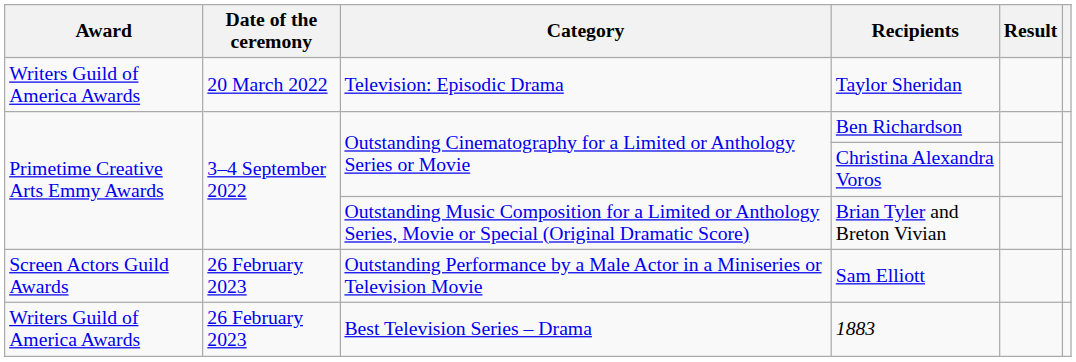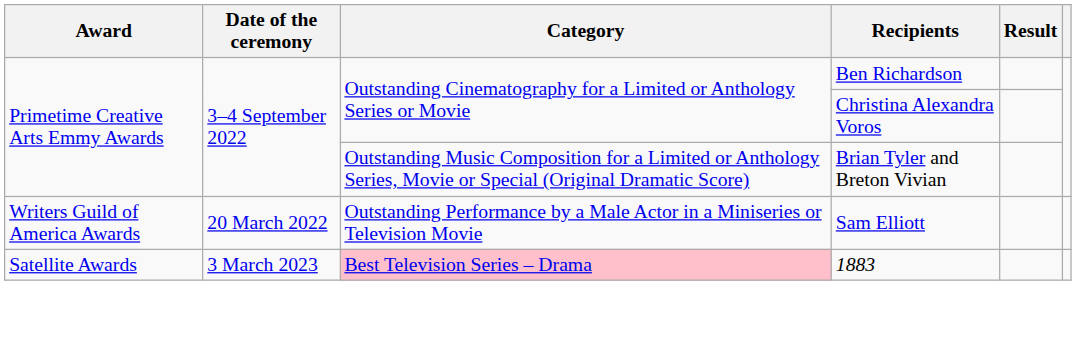- row: (899, 84)
(89, 275) Screen Actors Guild Awards -> (75, 222) Writers Guild of America Awards
(255, 275) 26 February 2023 -> (267, 222) 20 March 2022
(75, 329) Writers Guild of America Awards -> (73, 264) Satellite Awards
(255, 329) 26 February 2023 -> (263, 264) 3 March 2023
(468, 329) no background -> (468, 264) pink background
